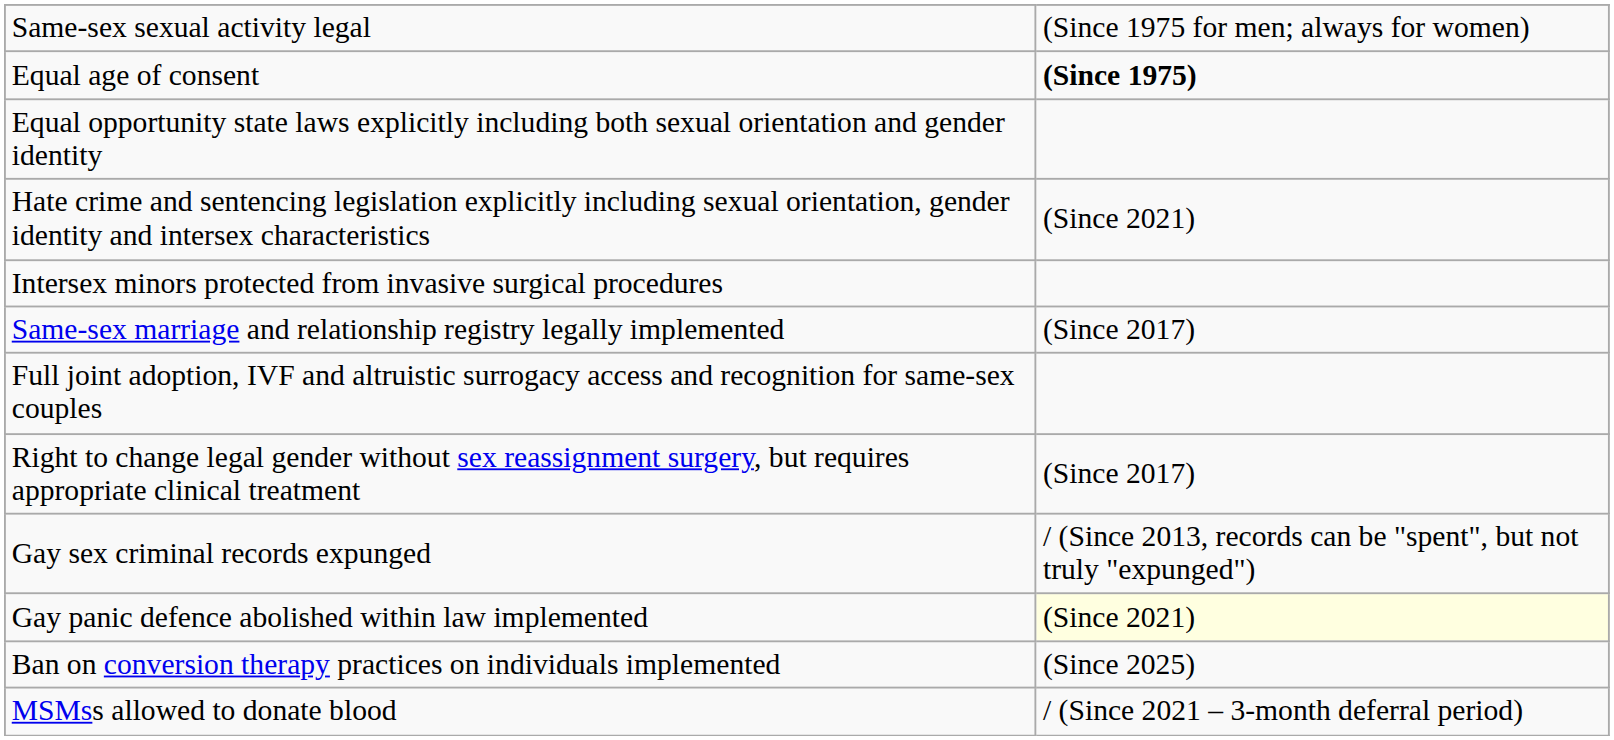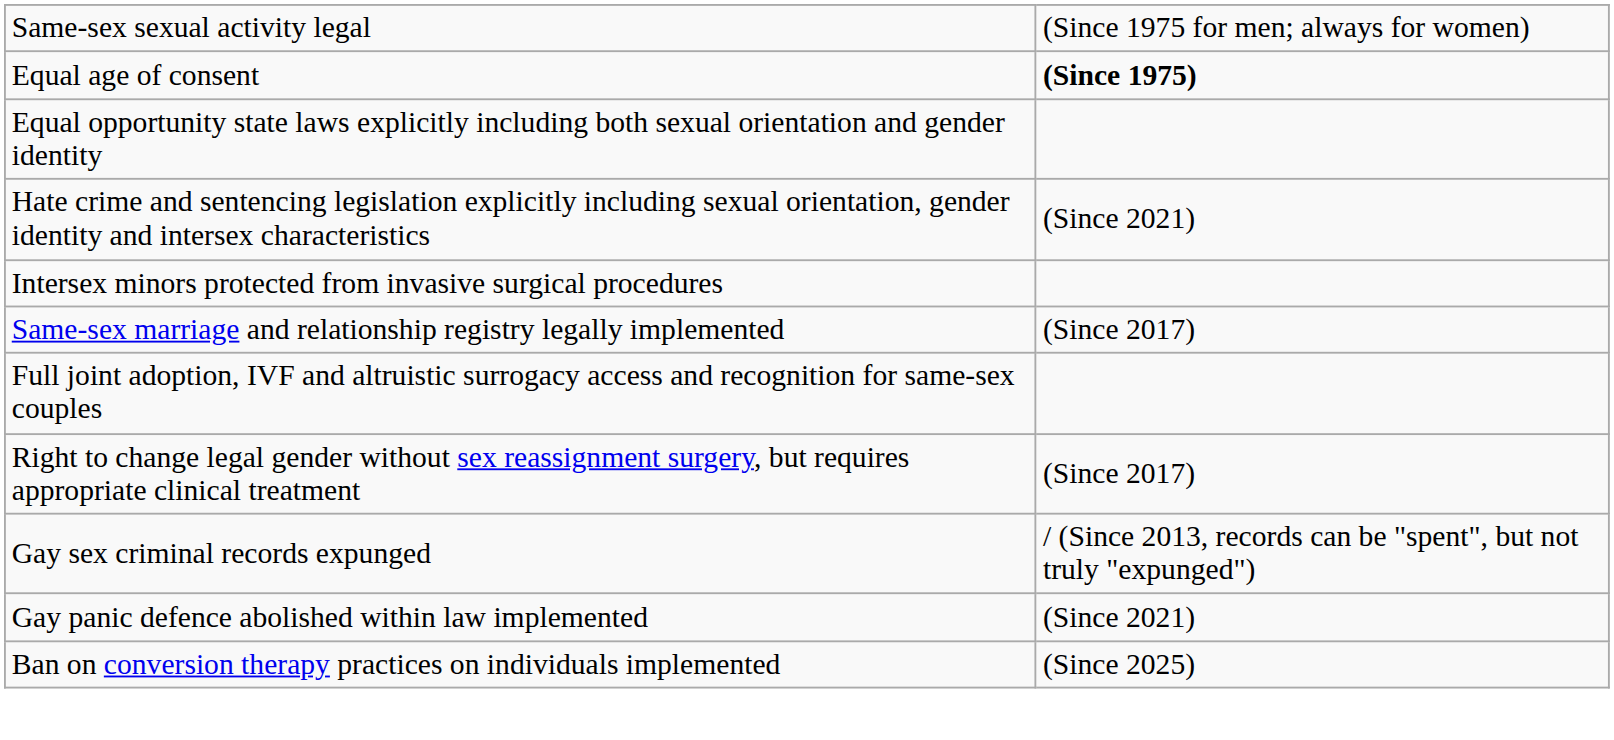(1119, 616) lightyellow background -> (1119, 616) no background
- row: (204, 710)
